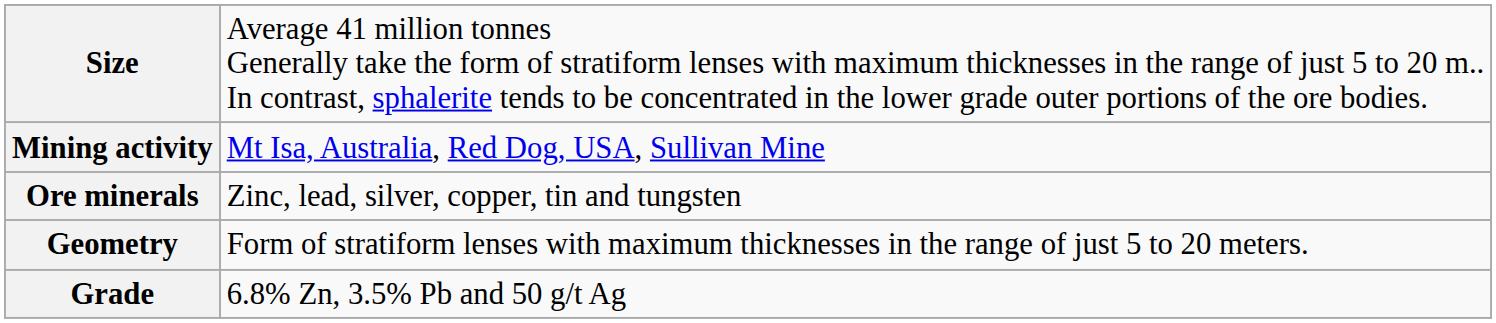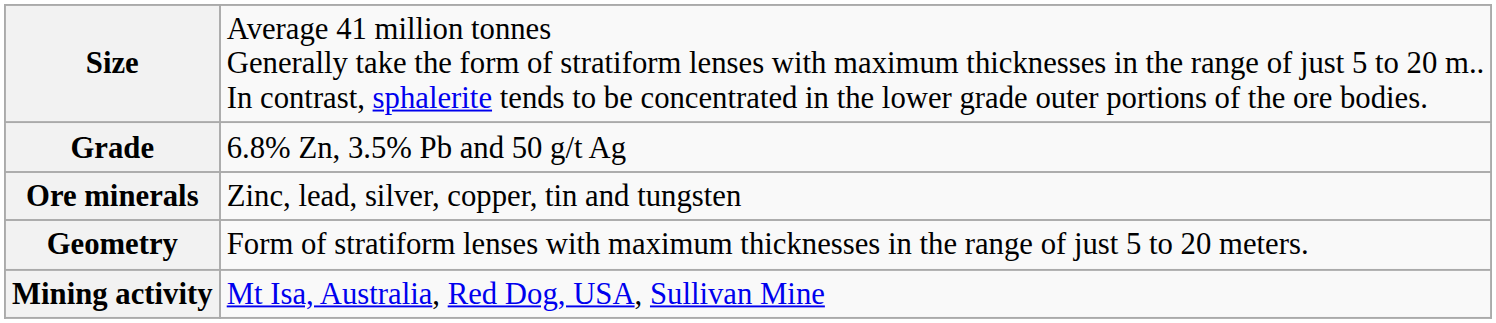rows swapped: (112, 292) <-> (112, 146)
